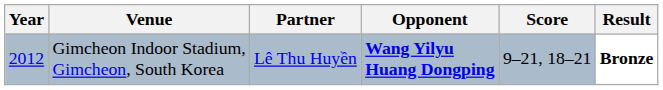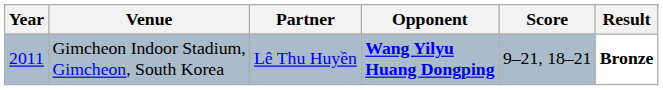(26, 59) 2012 -> (26, 59) 2011
